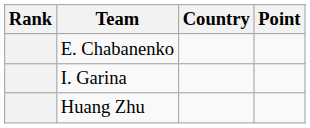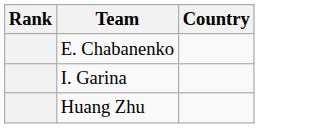- column: (279, 19)
